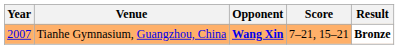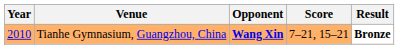(19, 34) 2007 -> (19, 34) 2010
